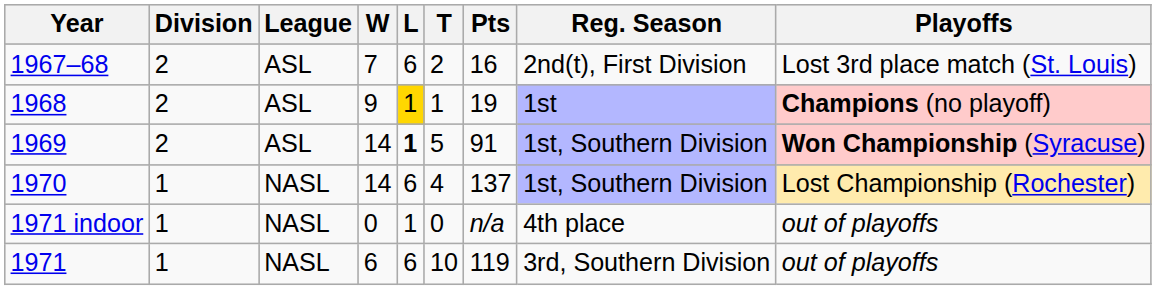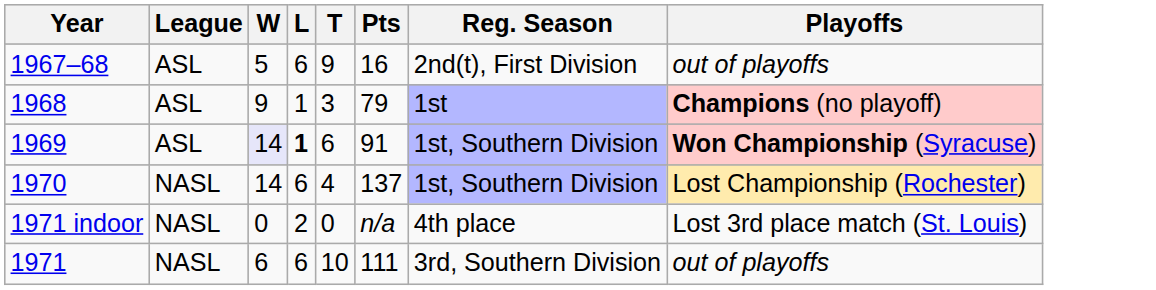- column: (204, 24)
(371, 64) 7 -> (261, 64) 5
(437, 64) 2 -> (328, 64) 9
(959, 64) Lost 3rd place match (St. Louis) -> (751, 64) out of playoffs
(410, 104) gold background -> (301, 104) no background
(437, 104) 1 -> (328, 104) 3
(484, 104) 19 -> (374, 104) 79
(378, 143) no background -> (268, 143) lavender background
(437, 143) 5 -> (328, 143) 6
(410, 223) 1 -> (301, 223) 2
(860, 223) out of playoffs -> (850, 223) Lost 3rd place match (St. Louis)
(490, 263) 119 -> (379, 263) 111
